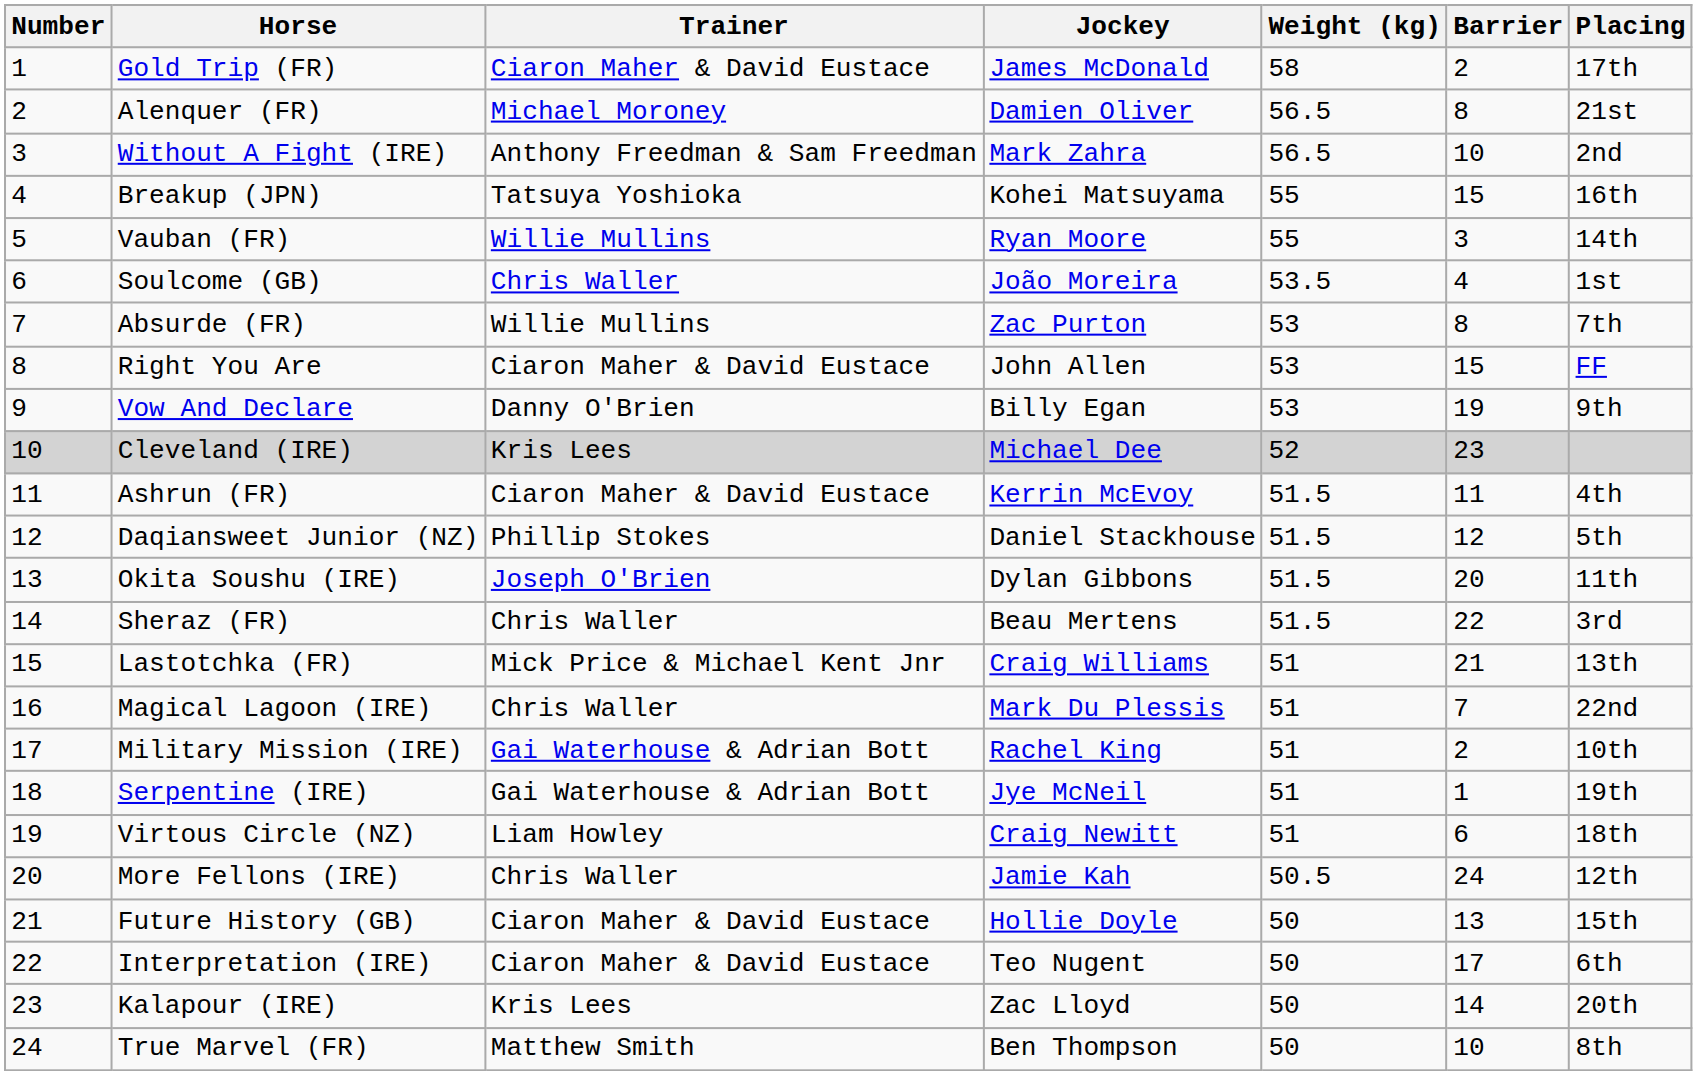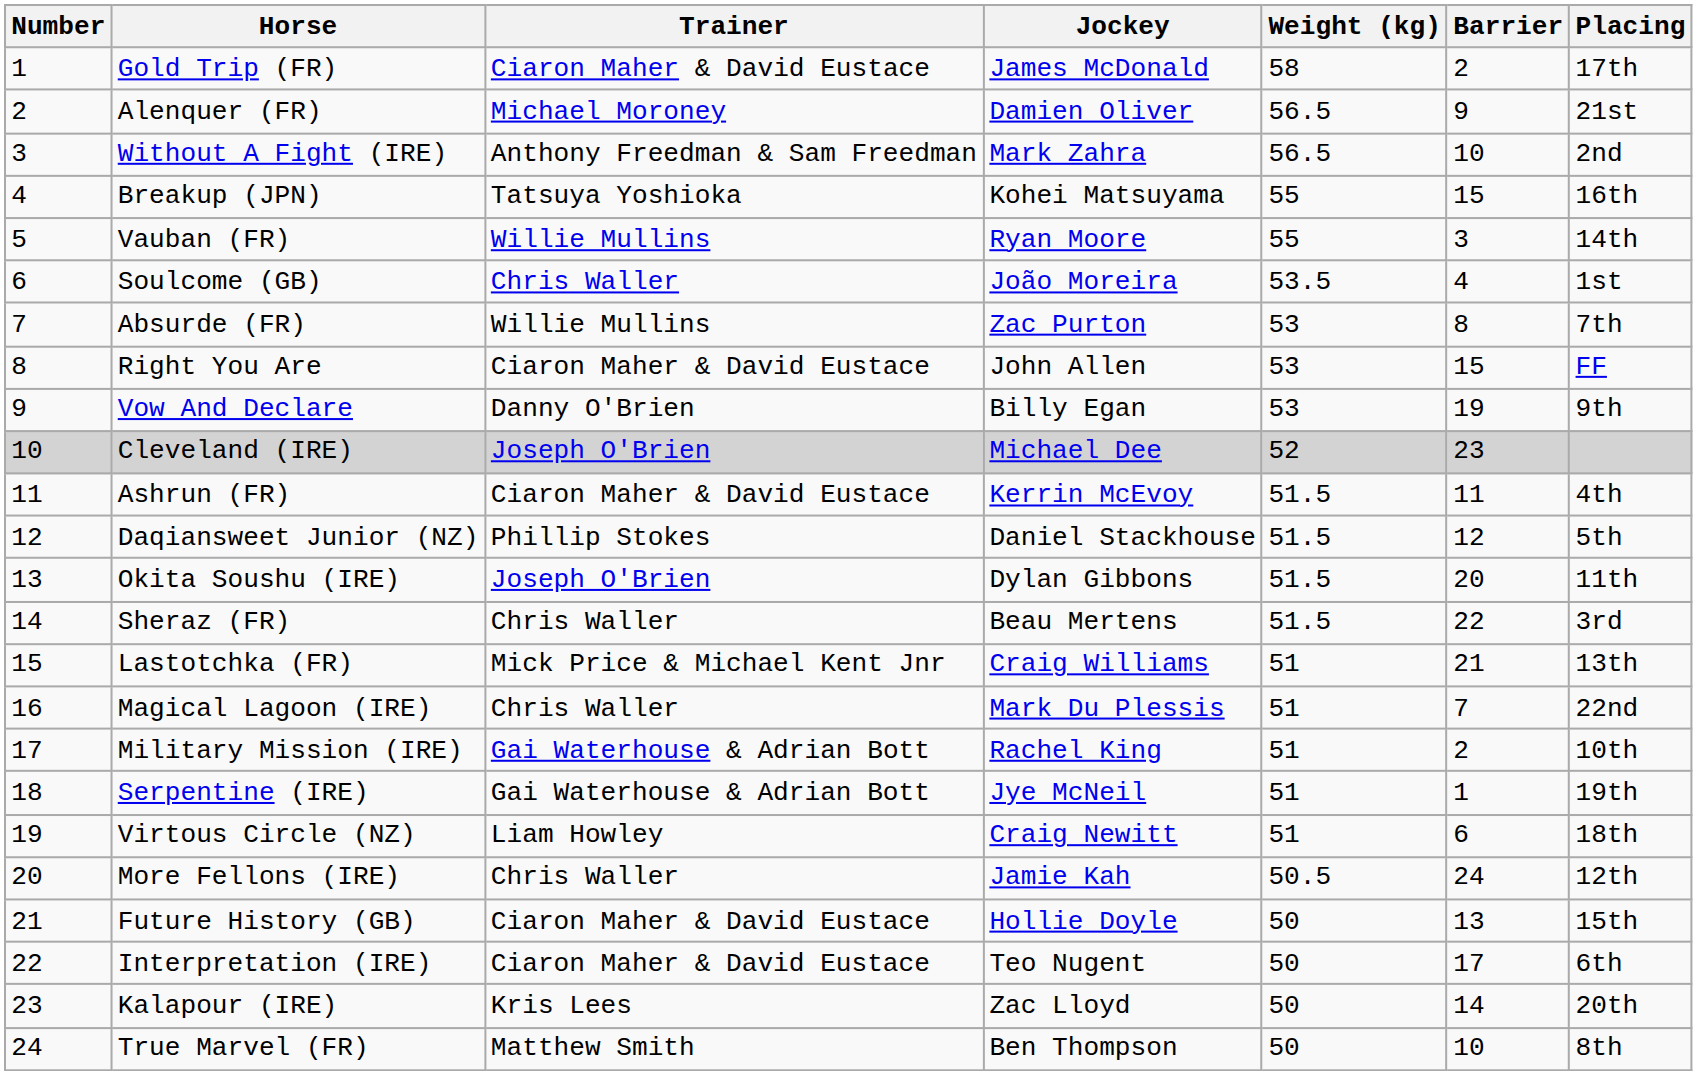(1461, 111) 8 -> (1461, 111) 9
(561, 452) Kris Lees -> (601, 452) Joseph O'Brien
